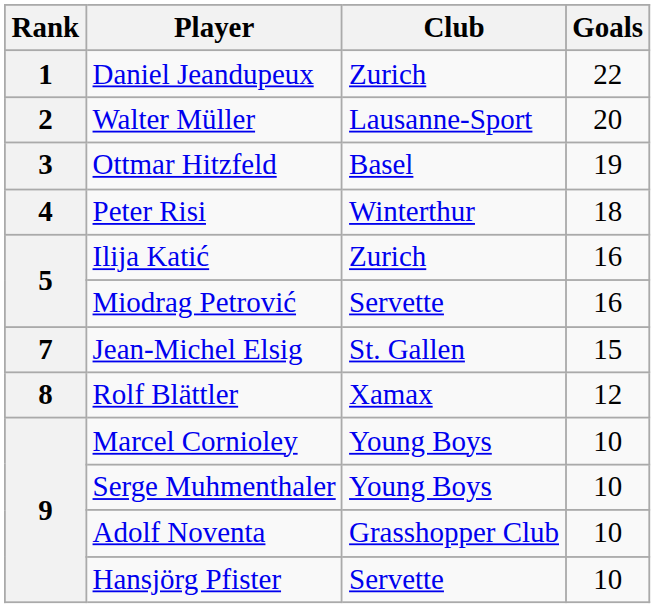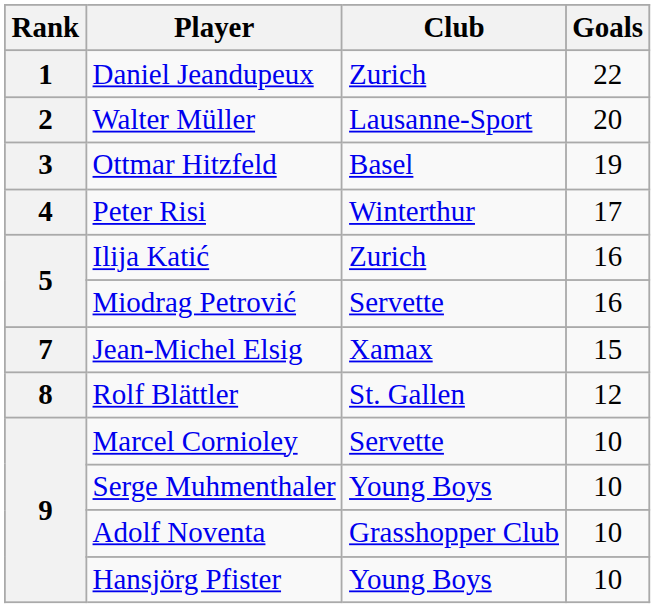(608, 211) 18 -> (608, 211) 17
(407, 348) St. Gallen -> (391, 348) Xamax
(391, 394) Xamax -> (407, 394) St. Gallen
(420, 440) Young Boys -> (397, 440) Servette
(397, 578) Servette -> (420, 578) Young Boys
